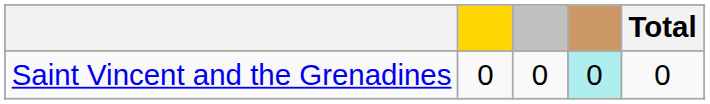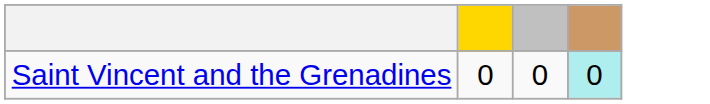- column: (663, 27)
